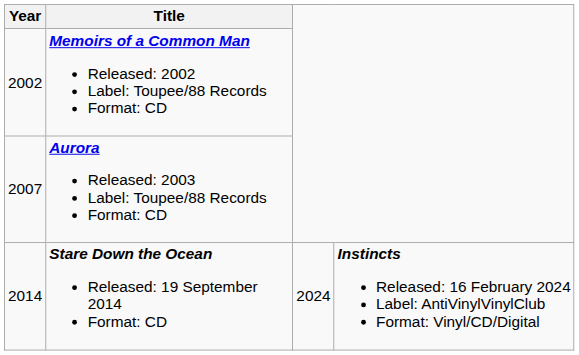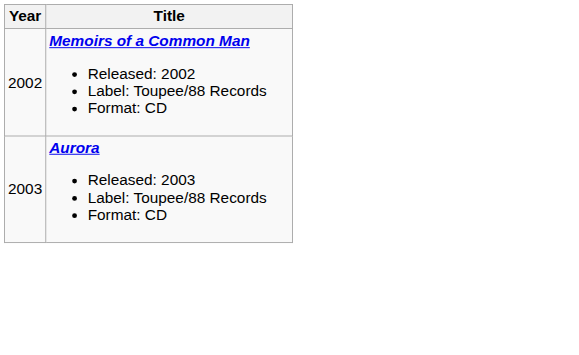(25, 189) 2007 -> (25, 189) 2003
- row: (169, 288)
